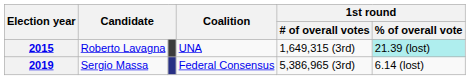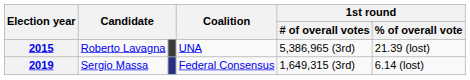(317, 48) 1,649,315 (3rd) -> (317, 48) 5,386,965 (3rd)
(402, 48) paleturquoise background -> (402, 48) no background
(317, 65) 5,386,965 (3rd) -> (317, 65) 1,649,315 (3rd)
